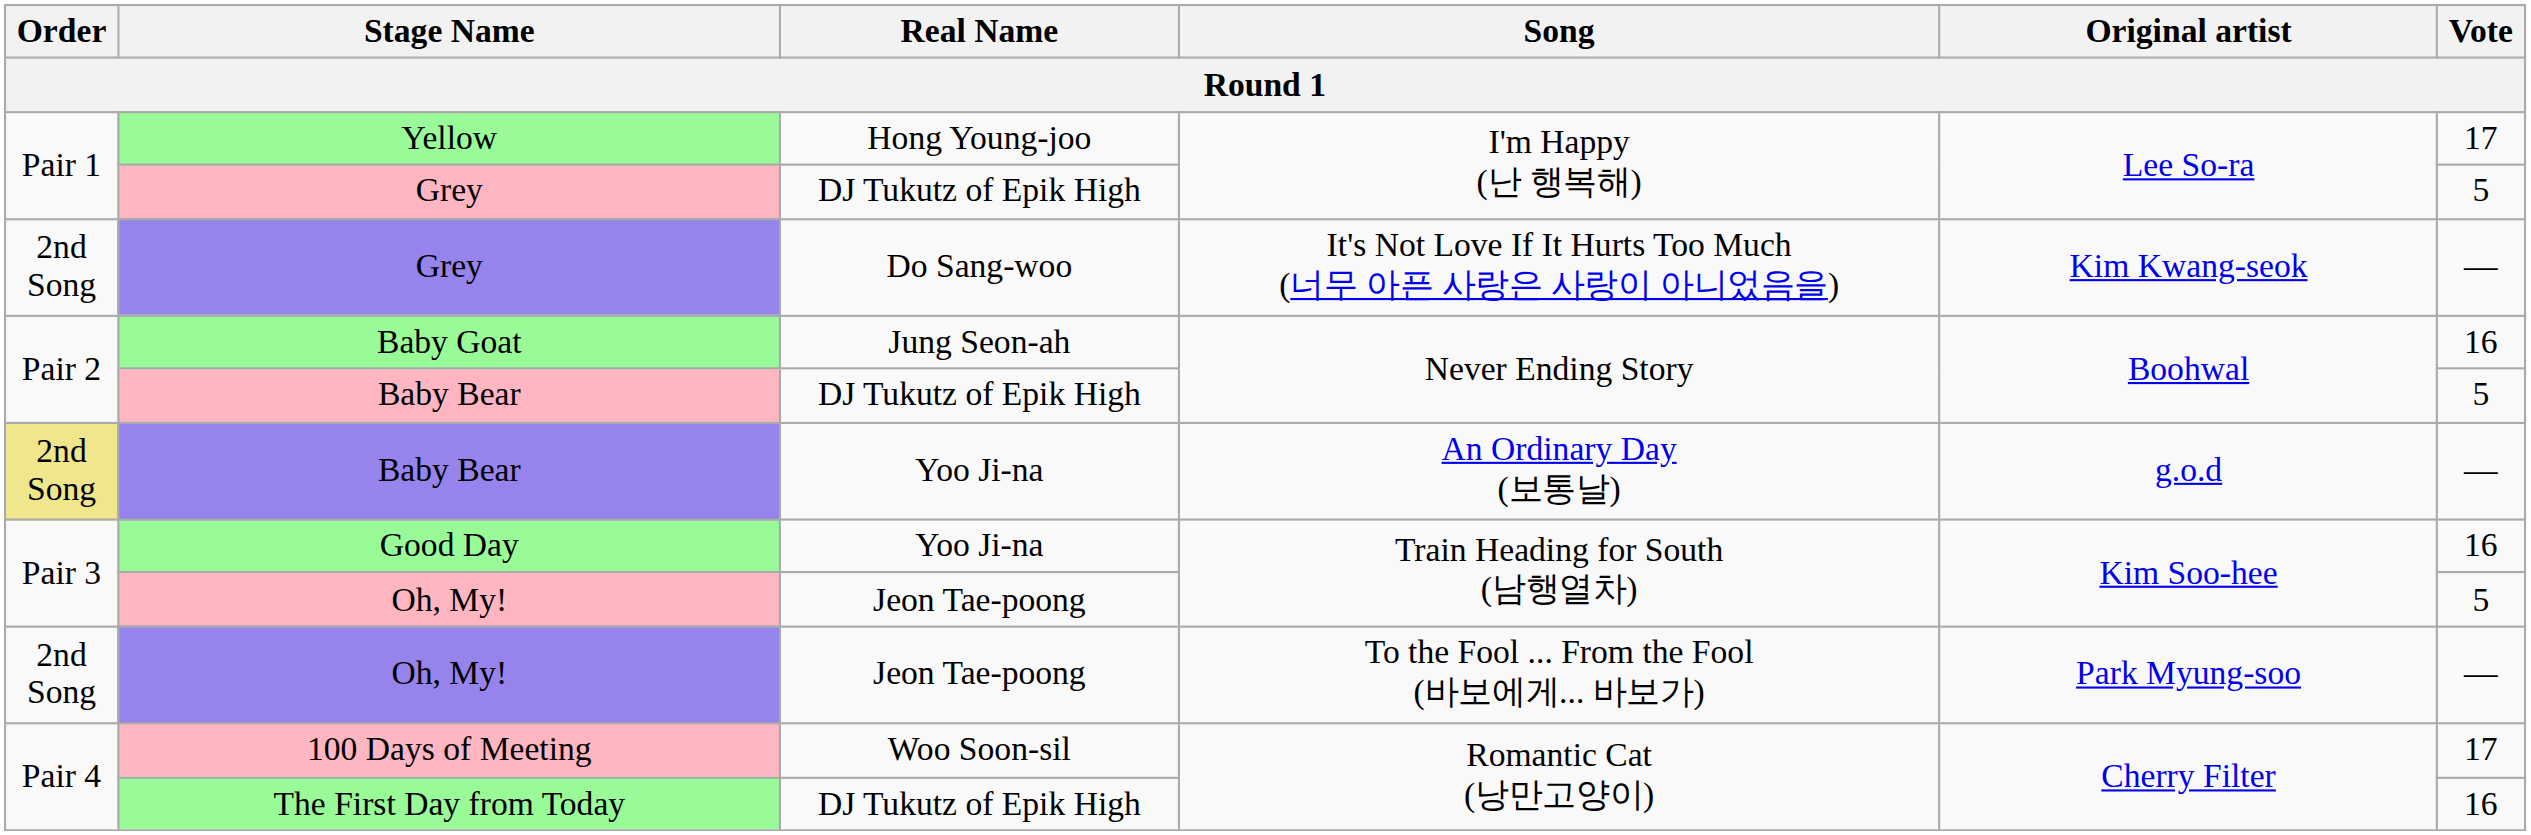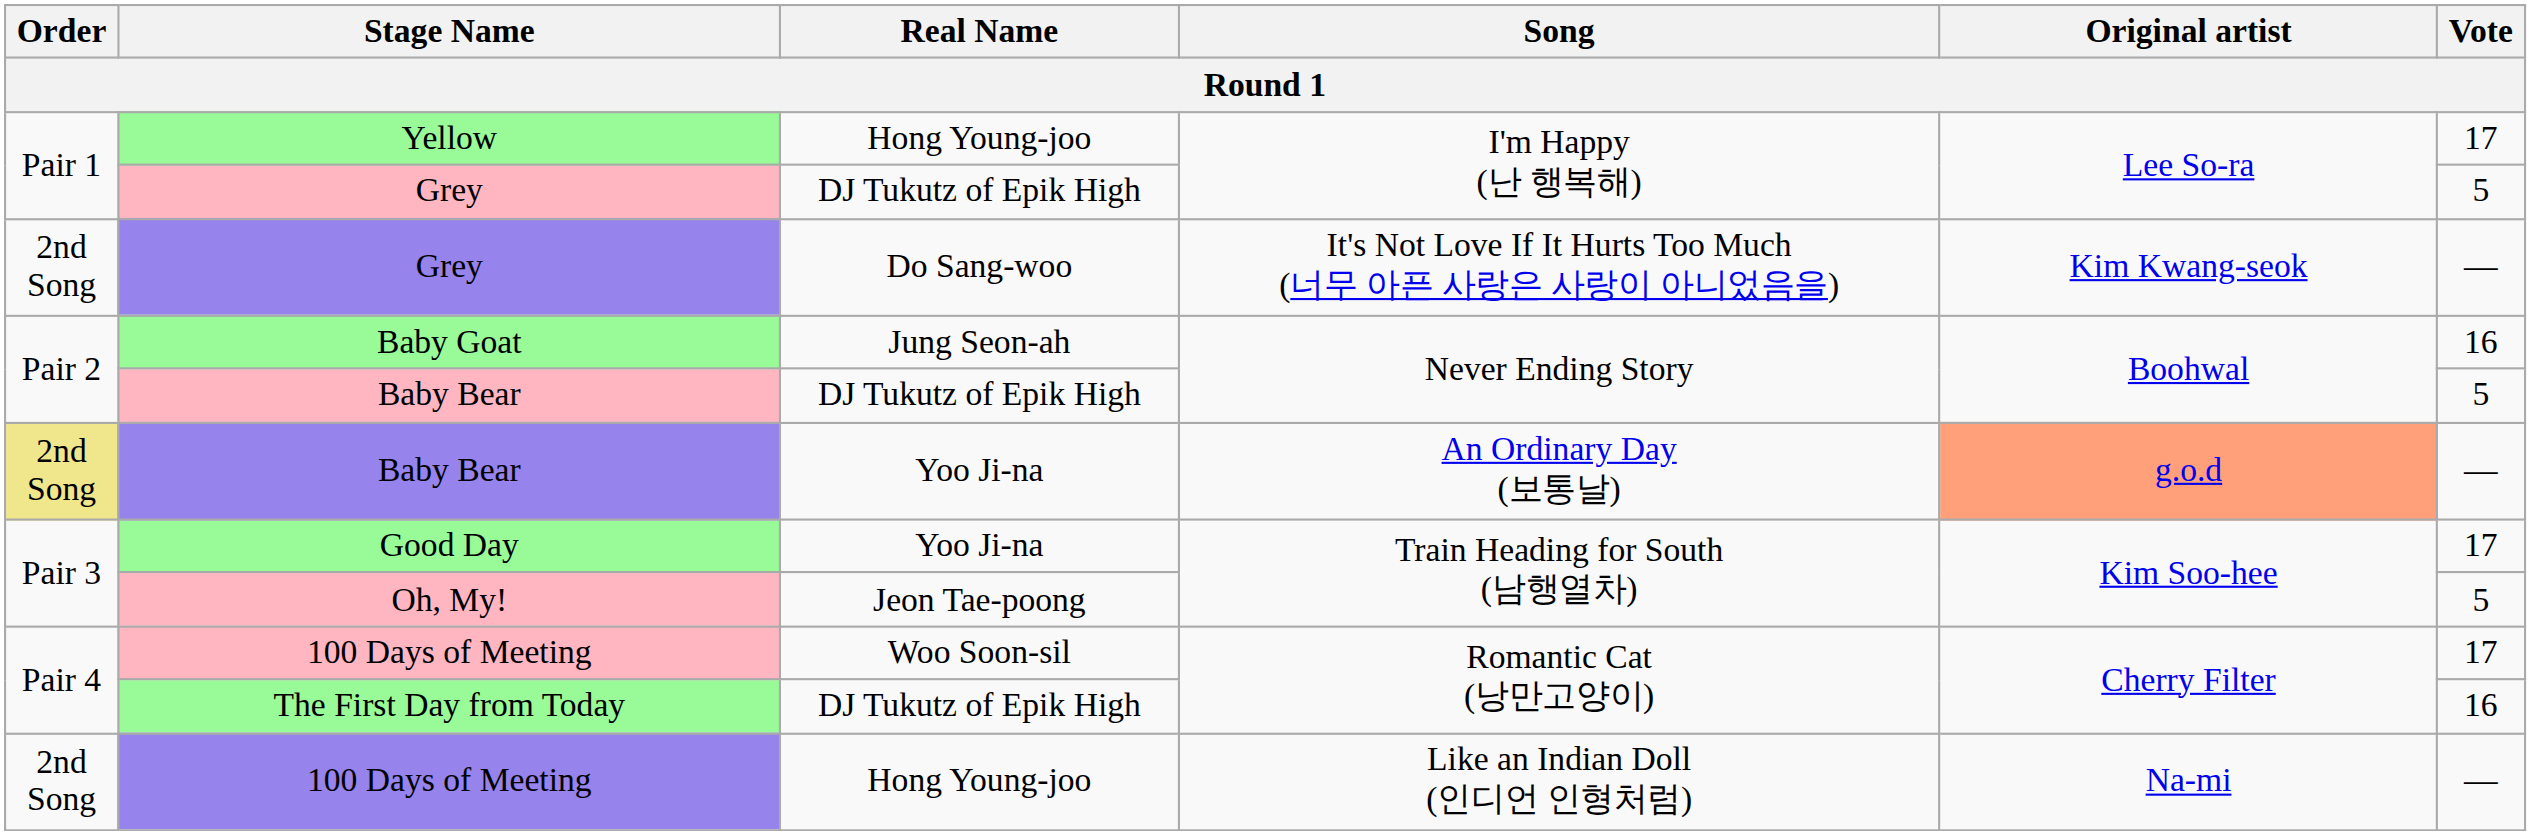(2189, 470) no background -> (2189, 470) lightsalmon background
(2481, 545) 16 -> (2481, 545) 17
- row: (449, 674)
+ row: (449, 780)
